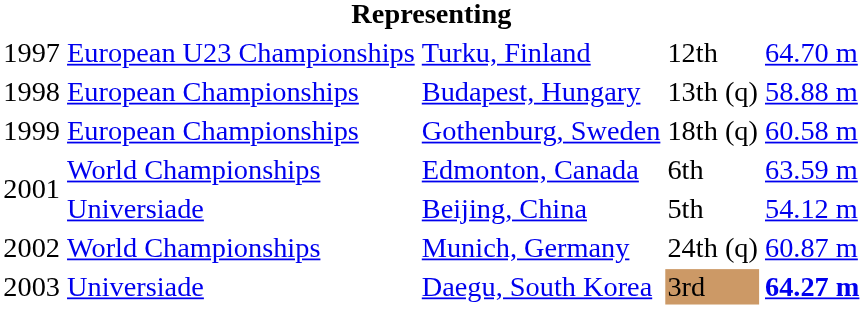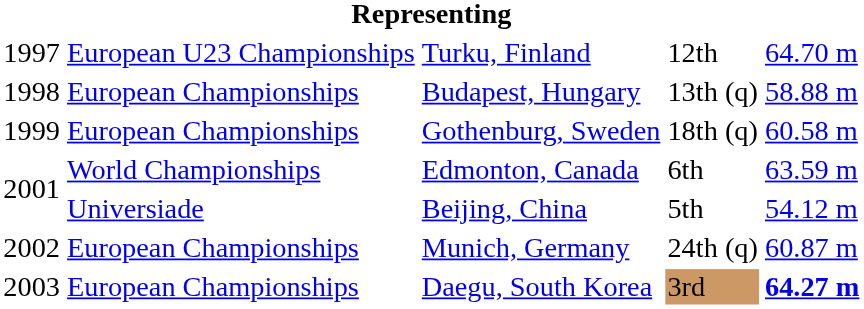(194, 247) World Championships -> (213, 247) European Championships
(135, 286) Universiade -> (213, 286) European Championships
